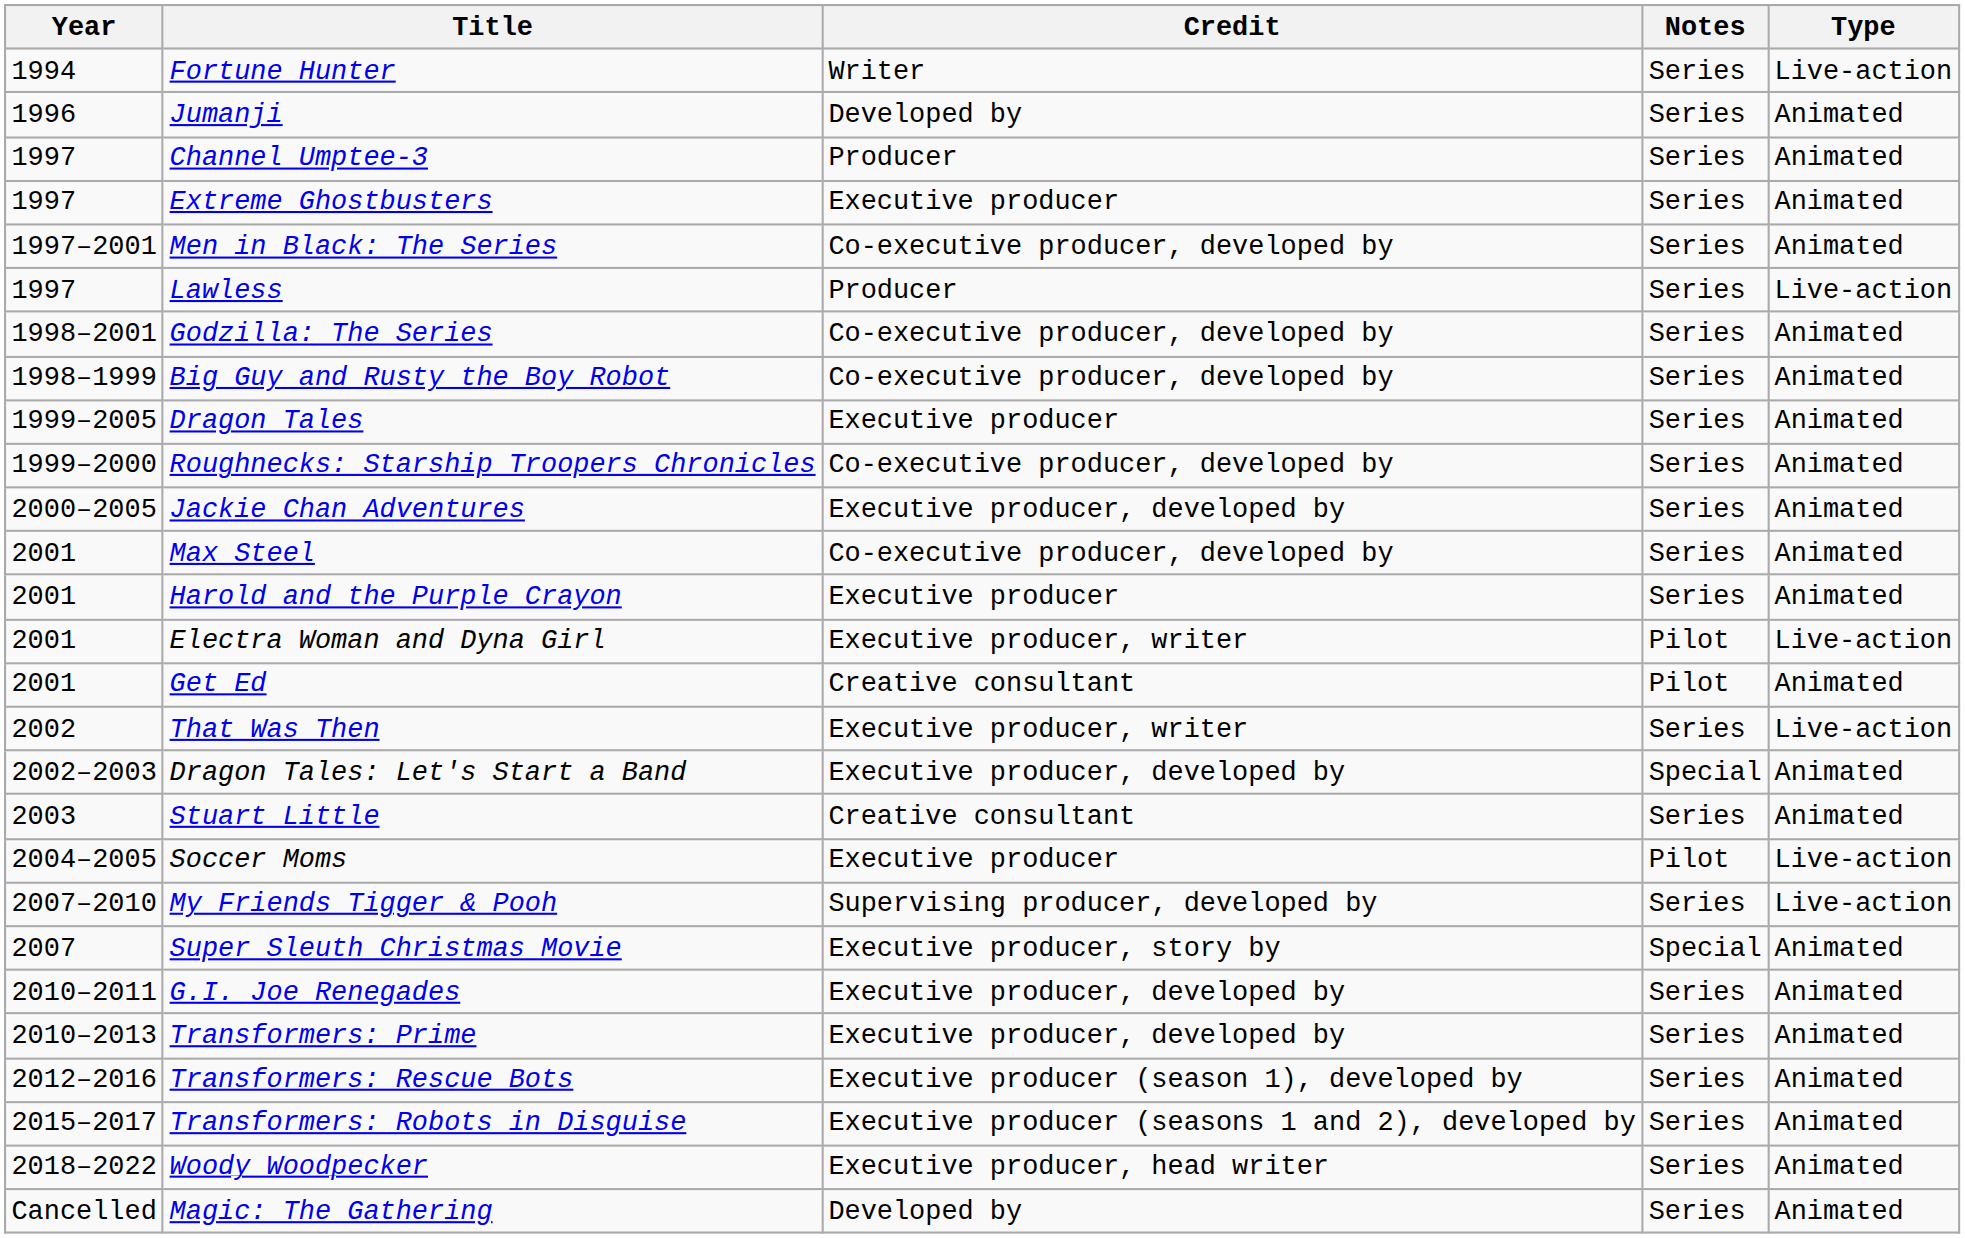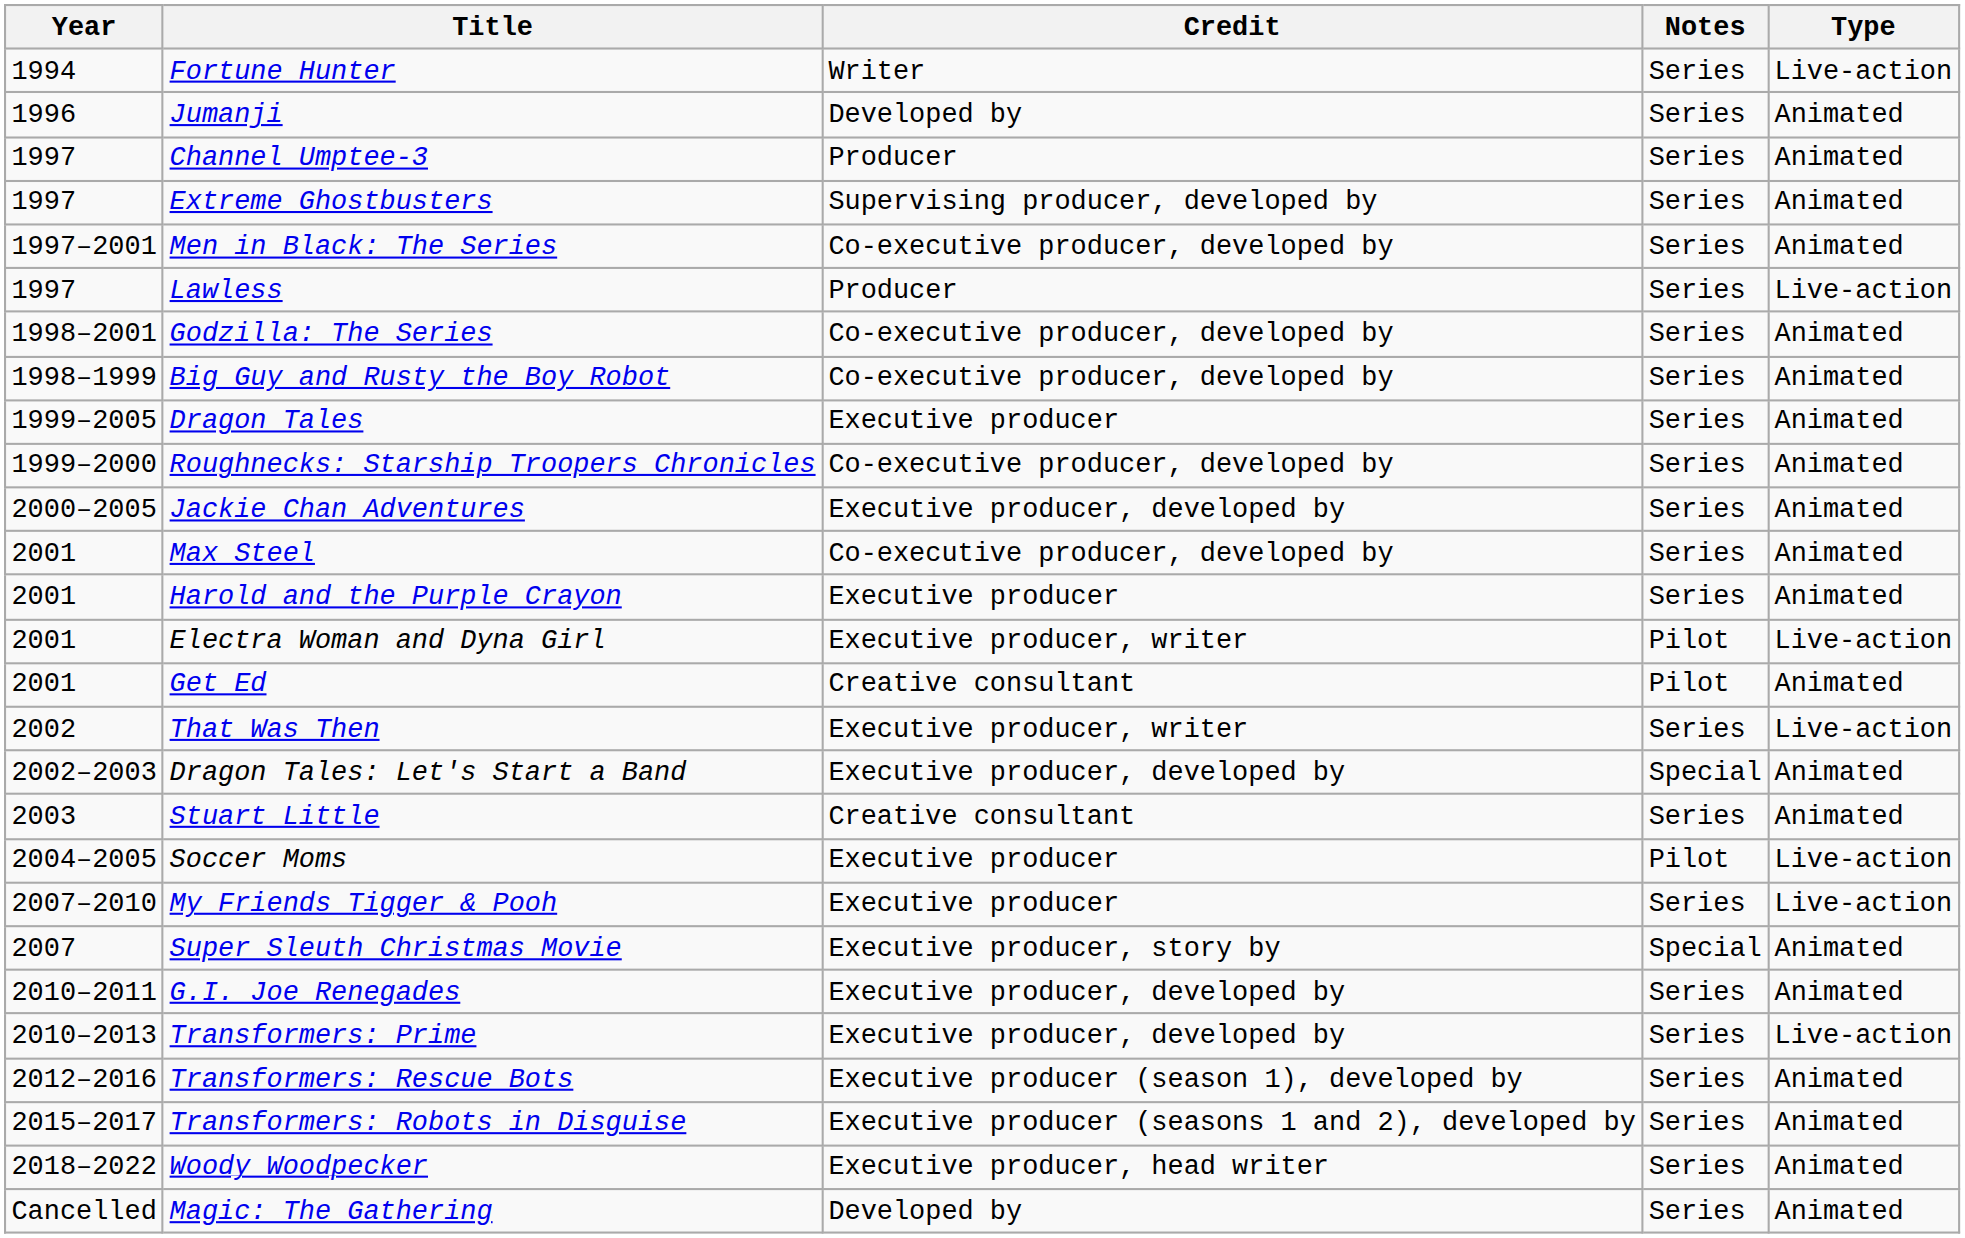(974, 202) Executive producer -> (1103, 202) Supervising producer, developed by
(1103, 904) Supervising producer, developed by -> (974, 904) Executive producer
(1839, 1036) Animated -> (1863, 1036) Live-action
